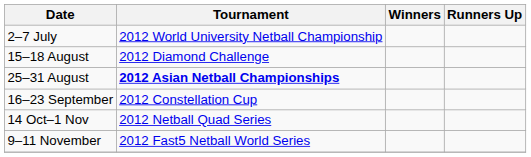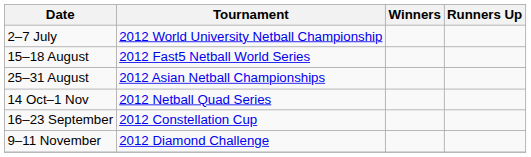(194, 57) 2012 Diamond Challenge -> (215, 57) 2012 Fast5 Netball World Series
(229, 78) bold -> (222, 78) normal
rows swapped: (60, 99) <-> (48, 120)
(215, 141) 2012 Fast5 Netball World Series -> (194, 141) 2012 Diamond Challenge
